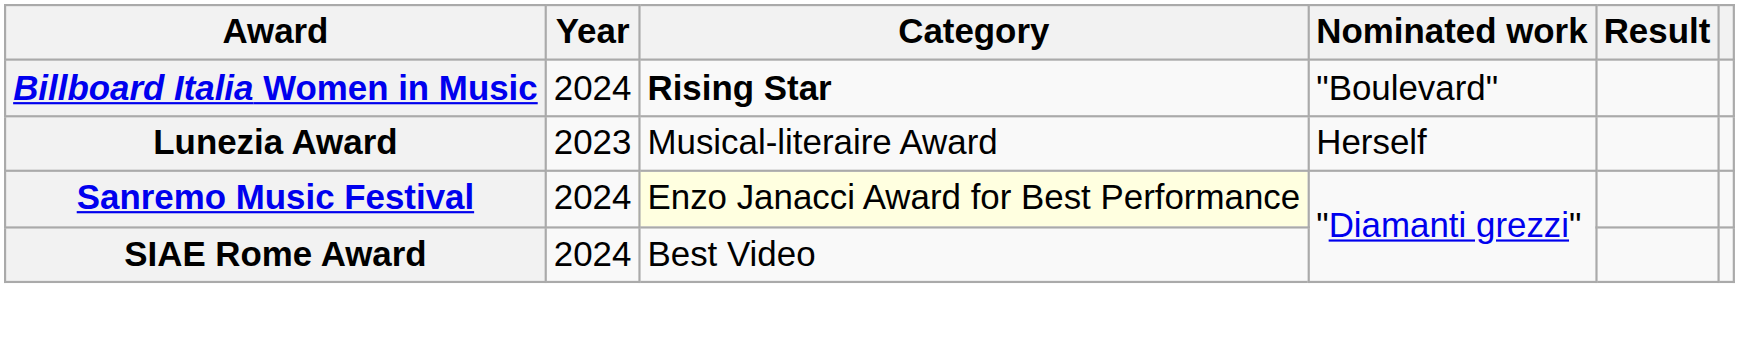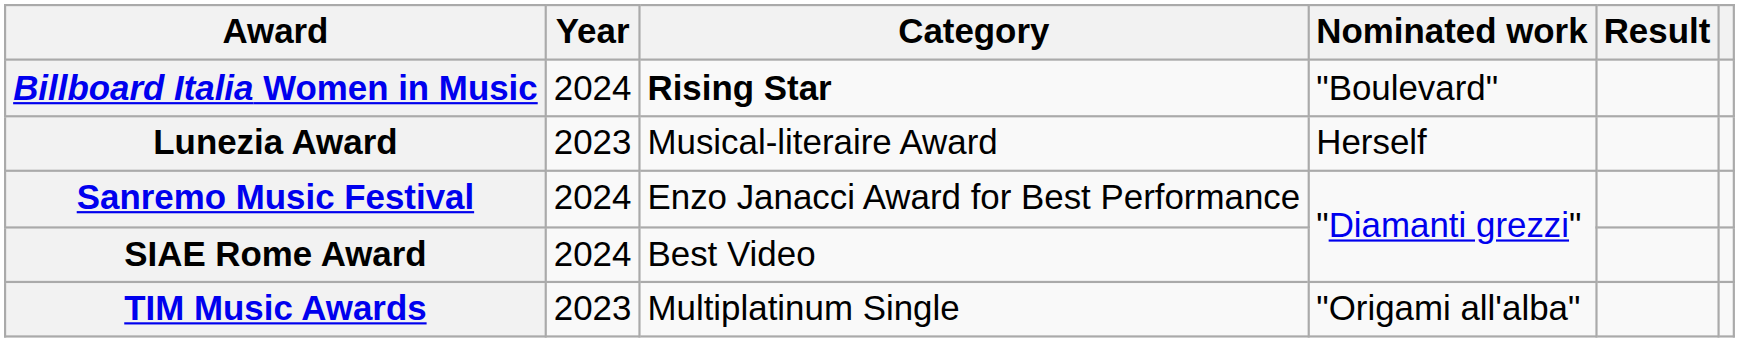(974, 198) lightyellow background -> (974, 198) no background
+ row: (275, 308)
